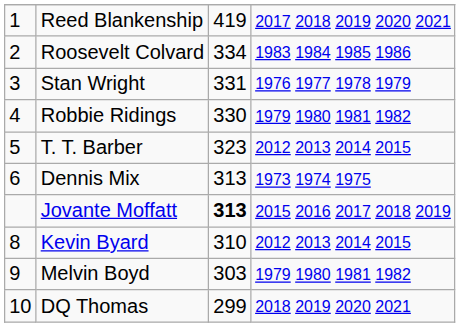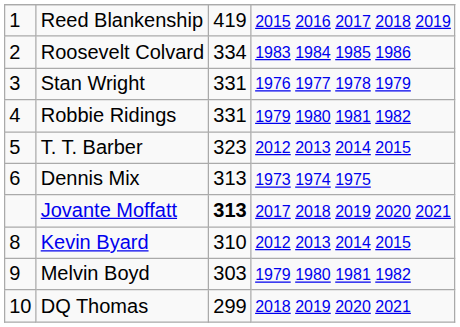(353, 20) 2017 2018 2019 2020 2021 -> (353, 20) 2015 2016 2017 2018 2019
(230, 115) 330 -> (230, 115) 331
(353, 211) 2015 2016 2017 2018 2019 -> (353, 211) 2017 2018 2019 2020 2021
